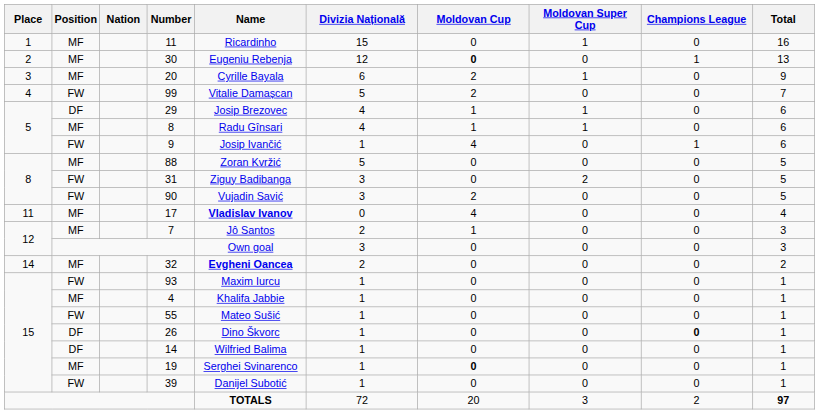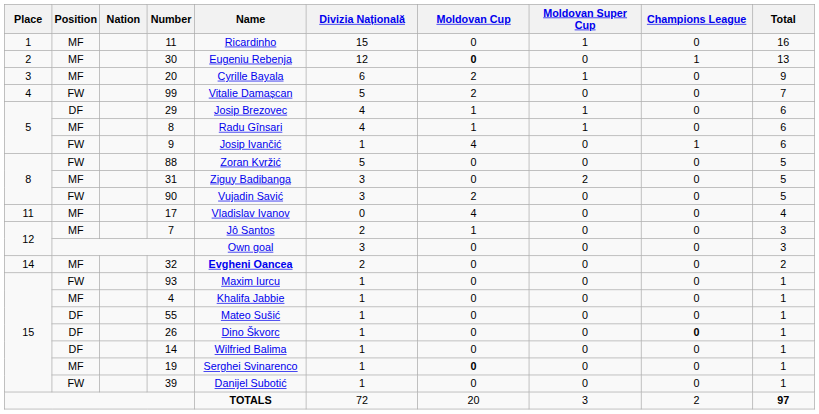(76, 162) MF -> (76, 162) FW
(76, 179) FW -> (76, 179) MF
(251, 213) bold -> (251, 213) normal
(76, 316) FW -> (76, 316) DF
